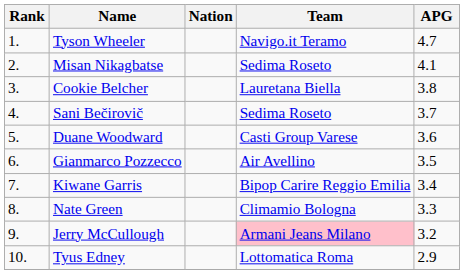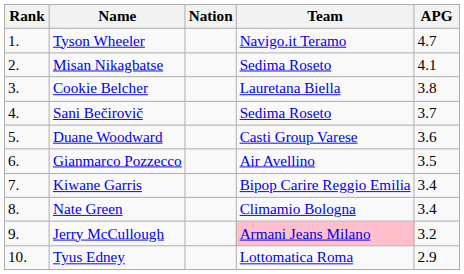(427, 209) 3.3 -> (427, 209) 3.4
